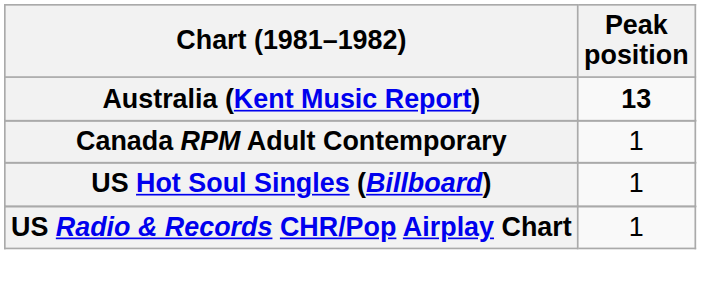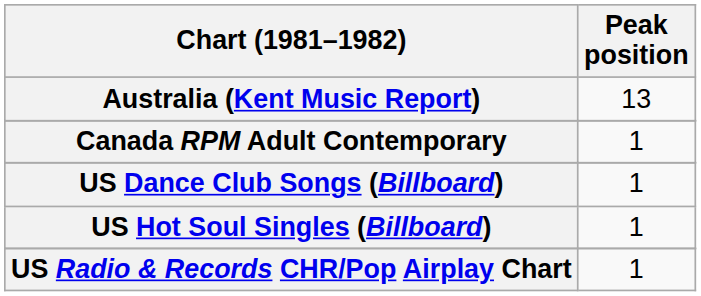(636, 98) bold -> (636, 98) normal
+ row: (291, 183)
